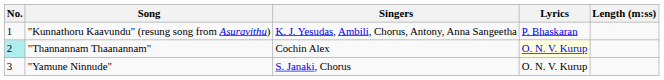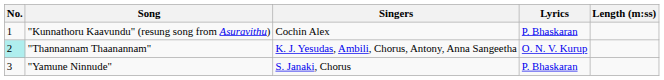(396, 31) K. J. Yesudas, Ambili, Chorus, Antony, Anna Sangeetha -> (303, 31) Cochin Alex
(303, 49) Cochin Alex -> (396, 49) K. J. Yesudas, Ambili, Chorus, Antony, Anna Sangeetha
(555, 49) lightyellow background -> (555, 49) no background
(555, 66) O. N. V. Kurup -> (550, 66) P. Bhaskaran
